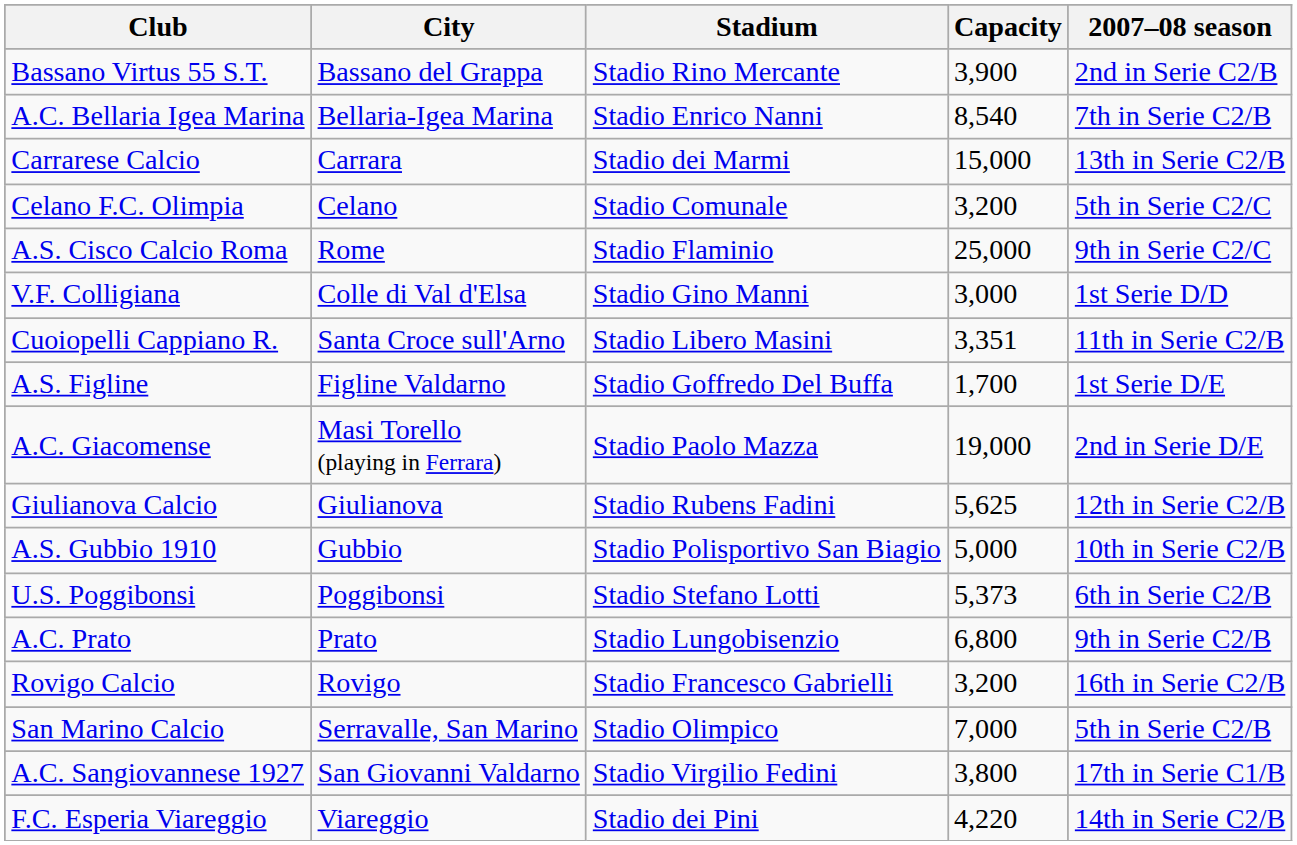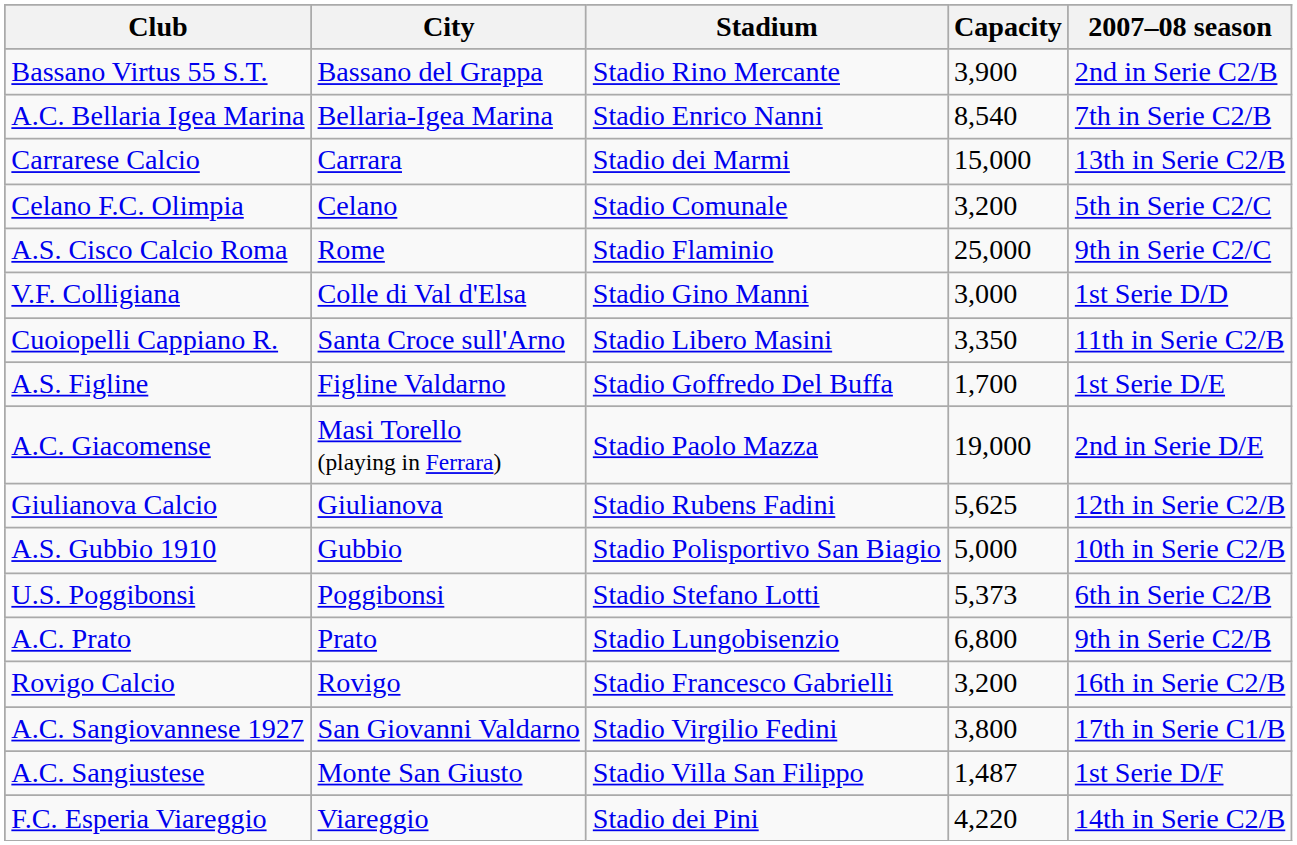(986, 339) 3,351 -> (986, 339) 3,350
- row: (118, 728)
+ row: (108, 773)
